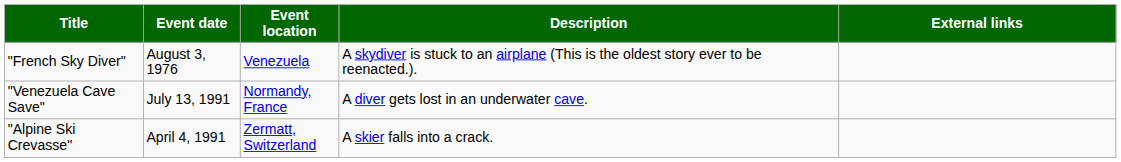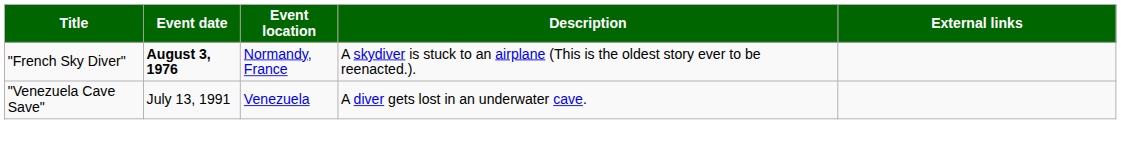(176, 61) normal -> (179, 61) bold
(276, 61) Venezuela -> (278, 61) Normandy, France
(277, 99) Normandy, France -> (277, 99) Venezuela
- row: (41, 138)
